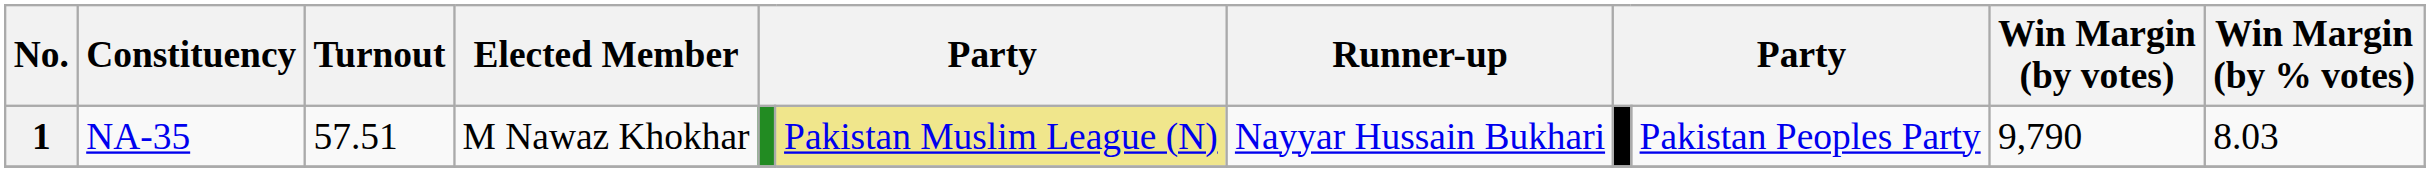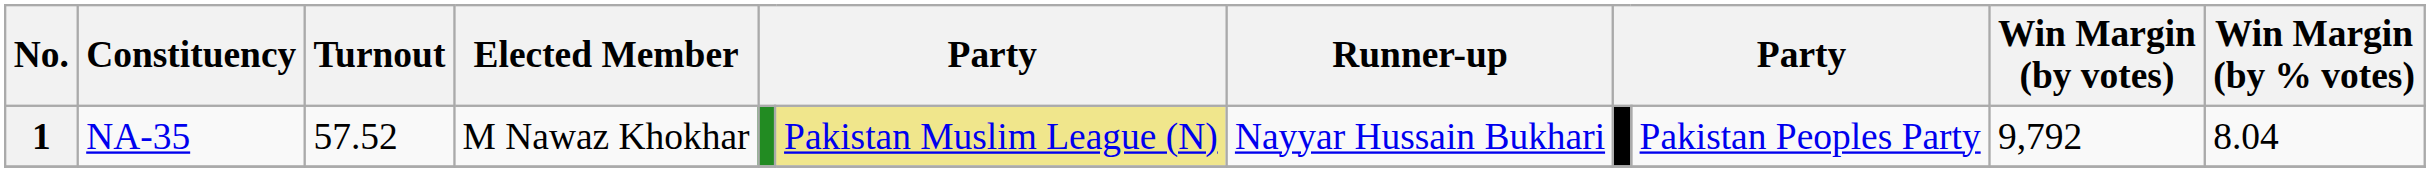(356, 135) 57.51 -> (356, 135) 57.52
(2040, 135) 9,790 -> (2040, 135) 9,792
(2246, 135) 8.03 -> (2246, 135) 8.04
